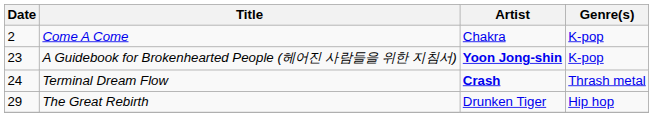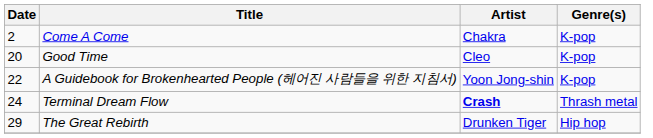+ row: (75, 57)
(15, 58) 23 -> (15, 79) 22
(512, 58) bold -> (508, 79) normal
